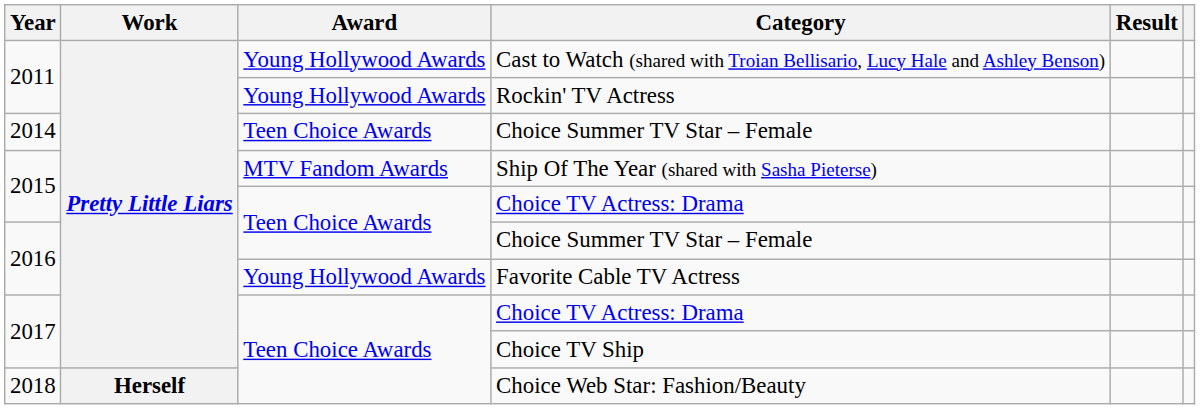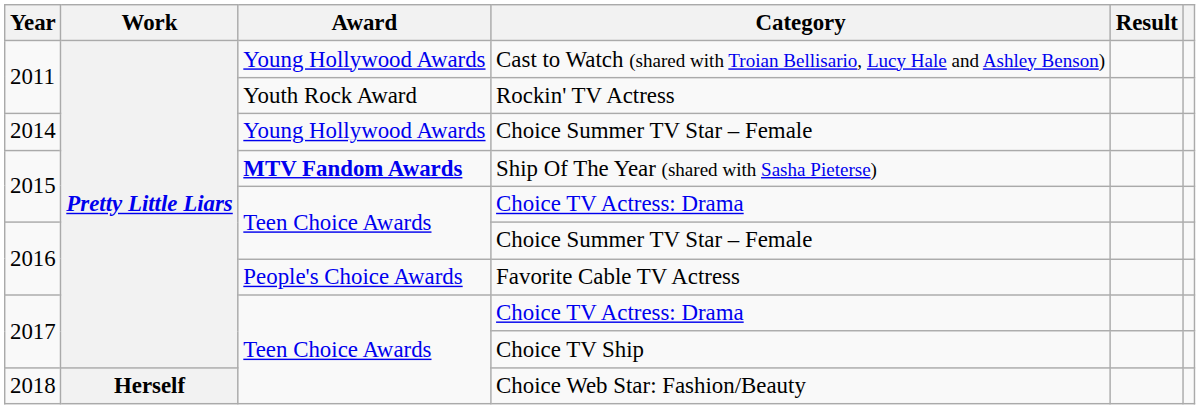(364, 95) Young Hollywood Awards -> (330, 95) Youth Rock Award
(337, 131) Teen Choice Awards -> (364, 131) Young Hollywood Awards
(346, 167) normal -> (353, 167) bold
(364, 276) Young Hollywood Awards -> (353, 276) People's Choice Awards
